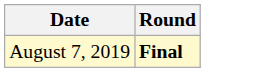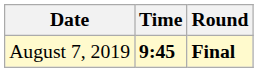+ column: (161, 20)
